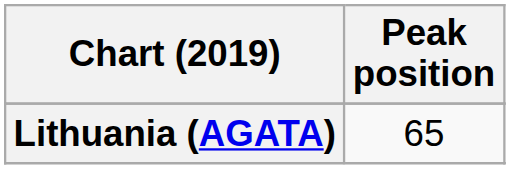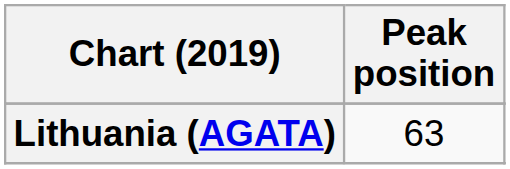(424, 132) 65 -> (424, 132) 63
